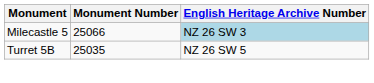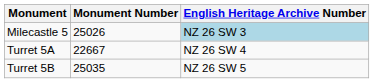(89, 31) 25066 -> (89, 31) 25026
+ row: (31, 50)
